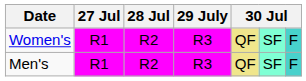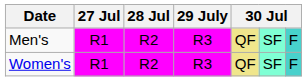rows swapped: (29, 64) <-> (40, 40)
